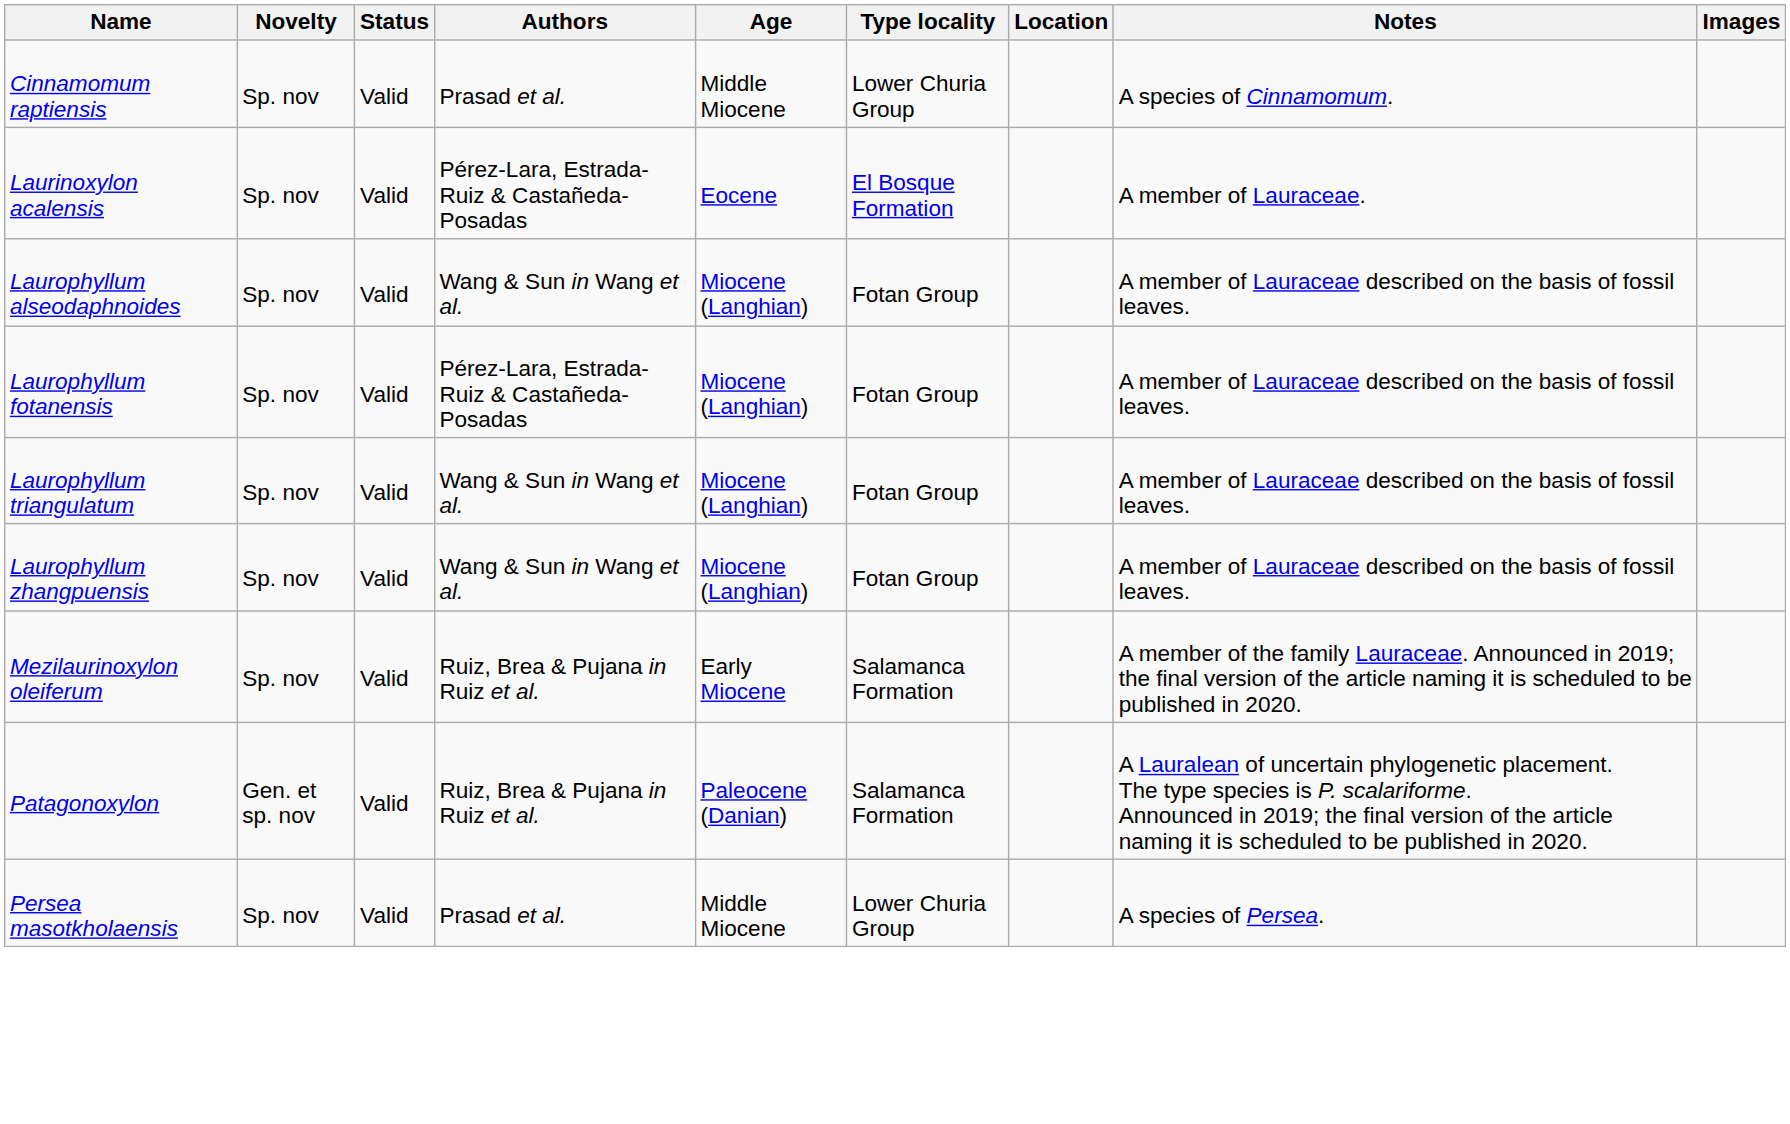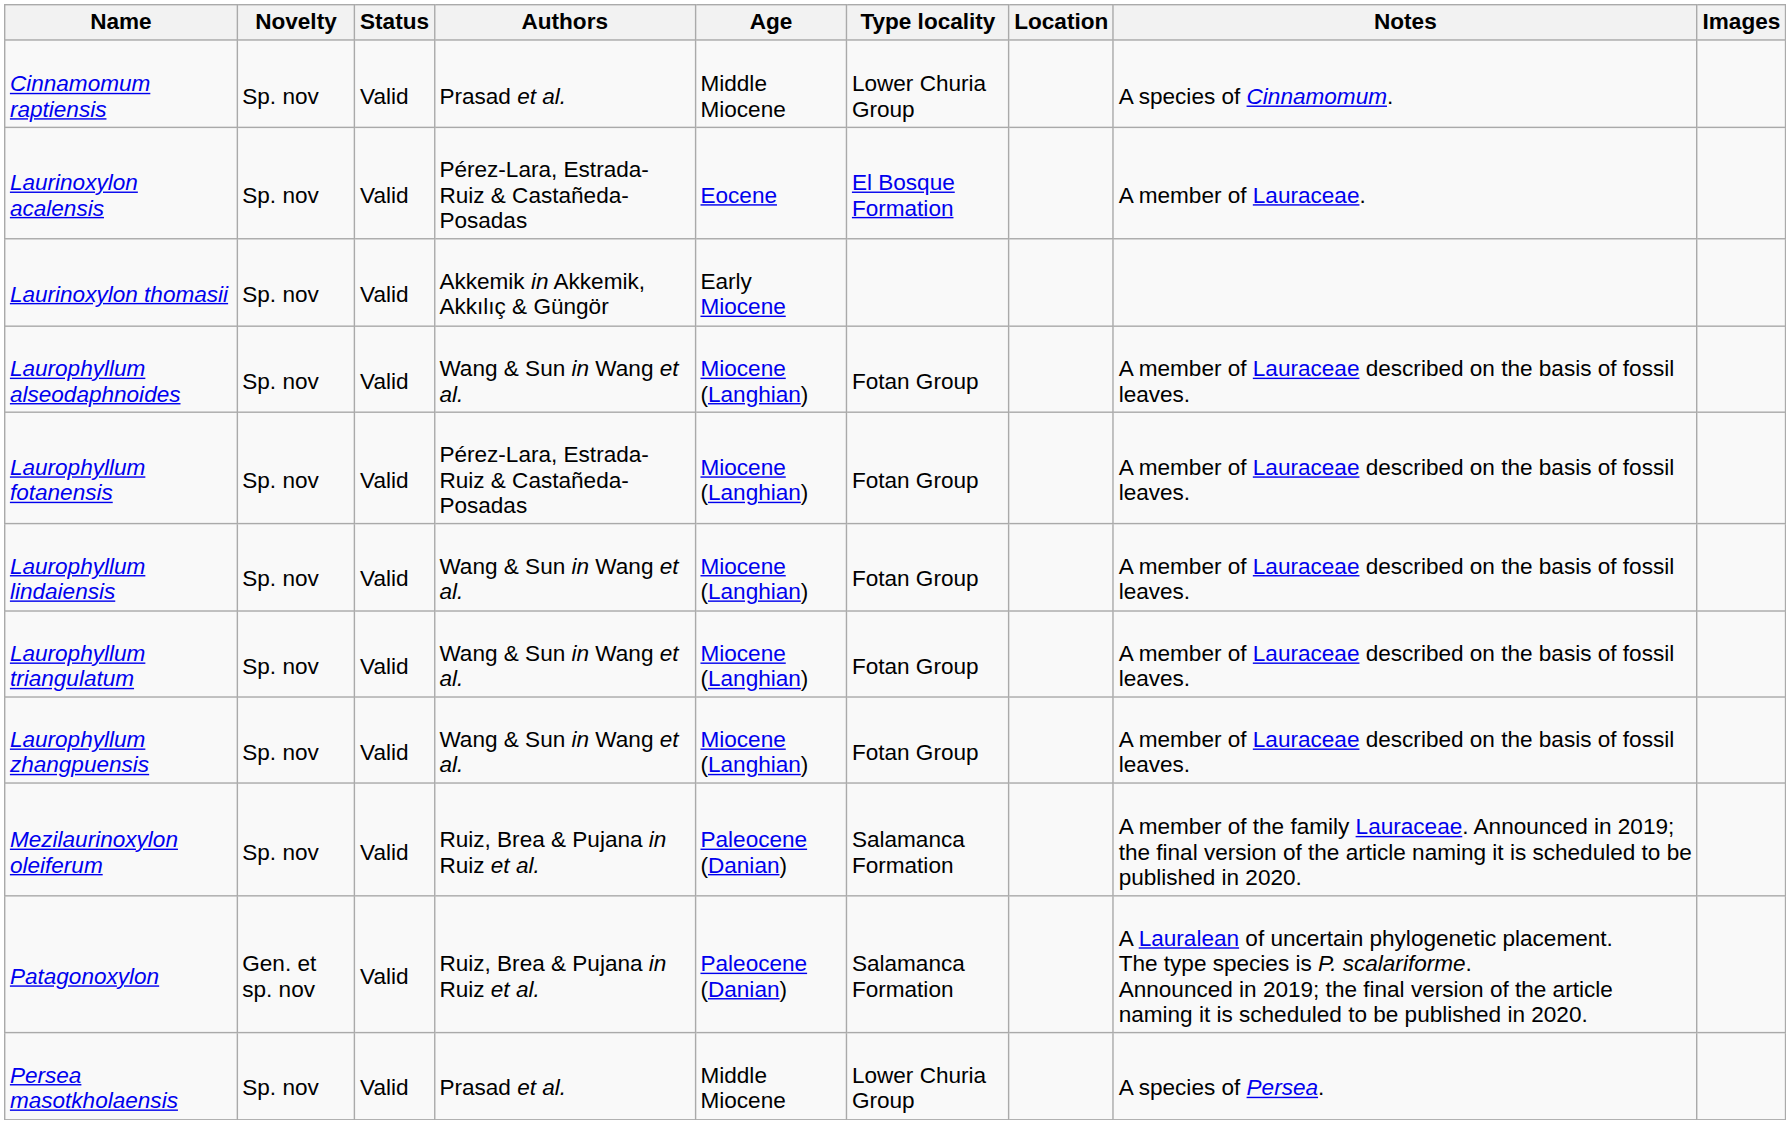+ row: (119, 294)
+ row: (78, 579)
(743, 678) Early Miocene -> (754, 851) Paleocene (Danian)
